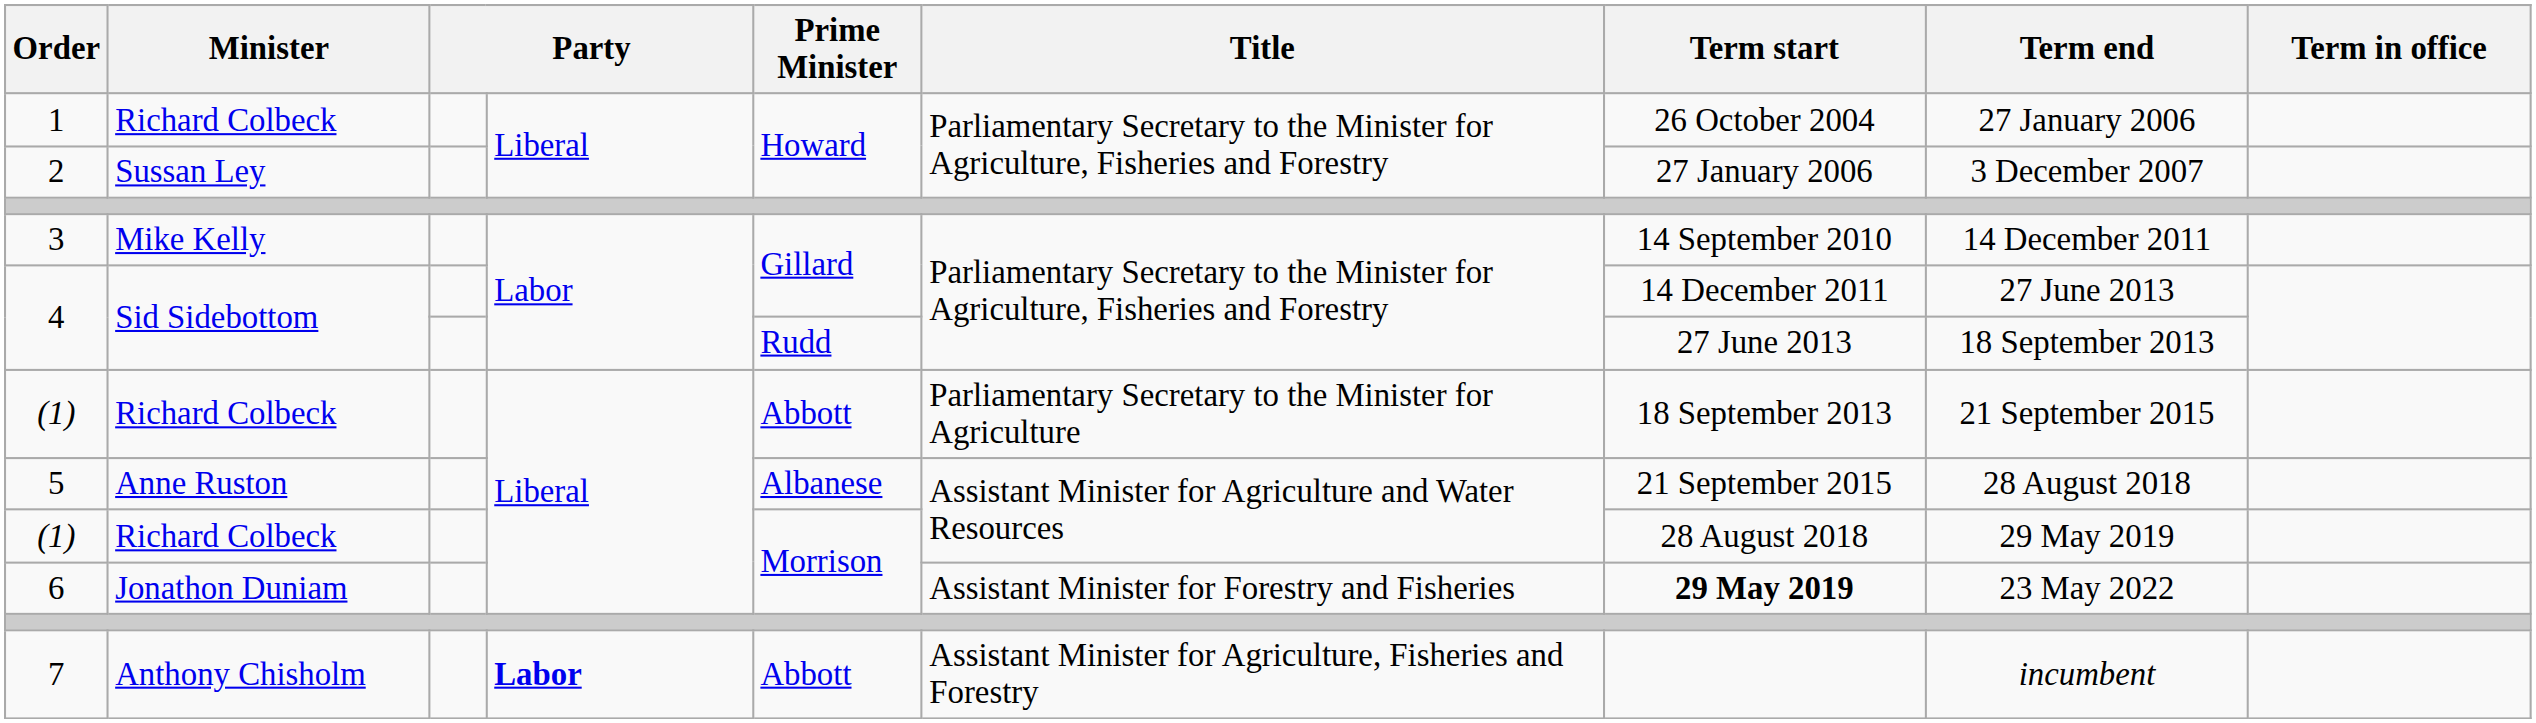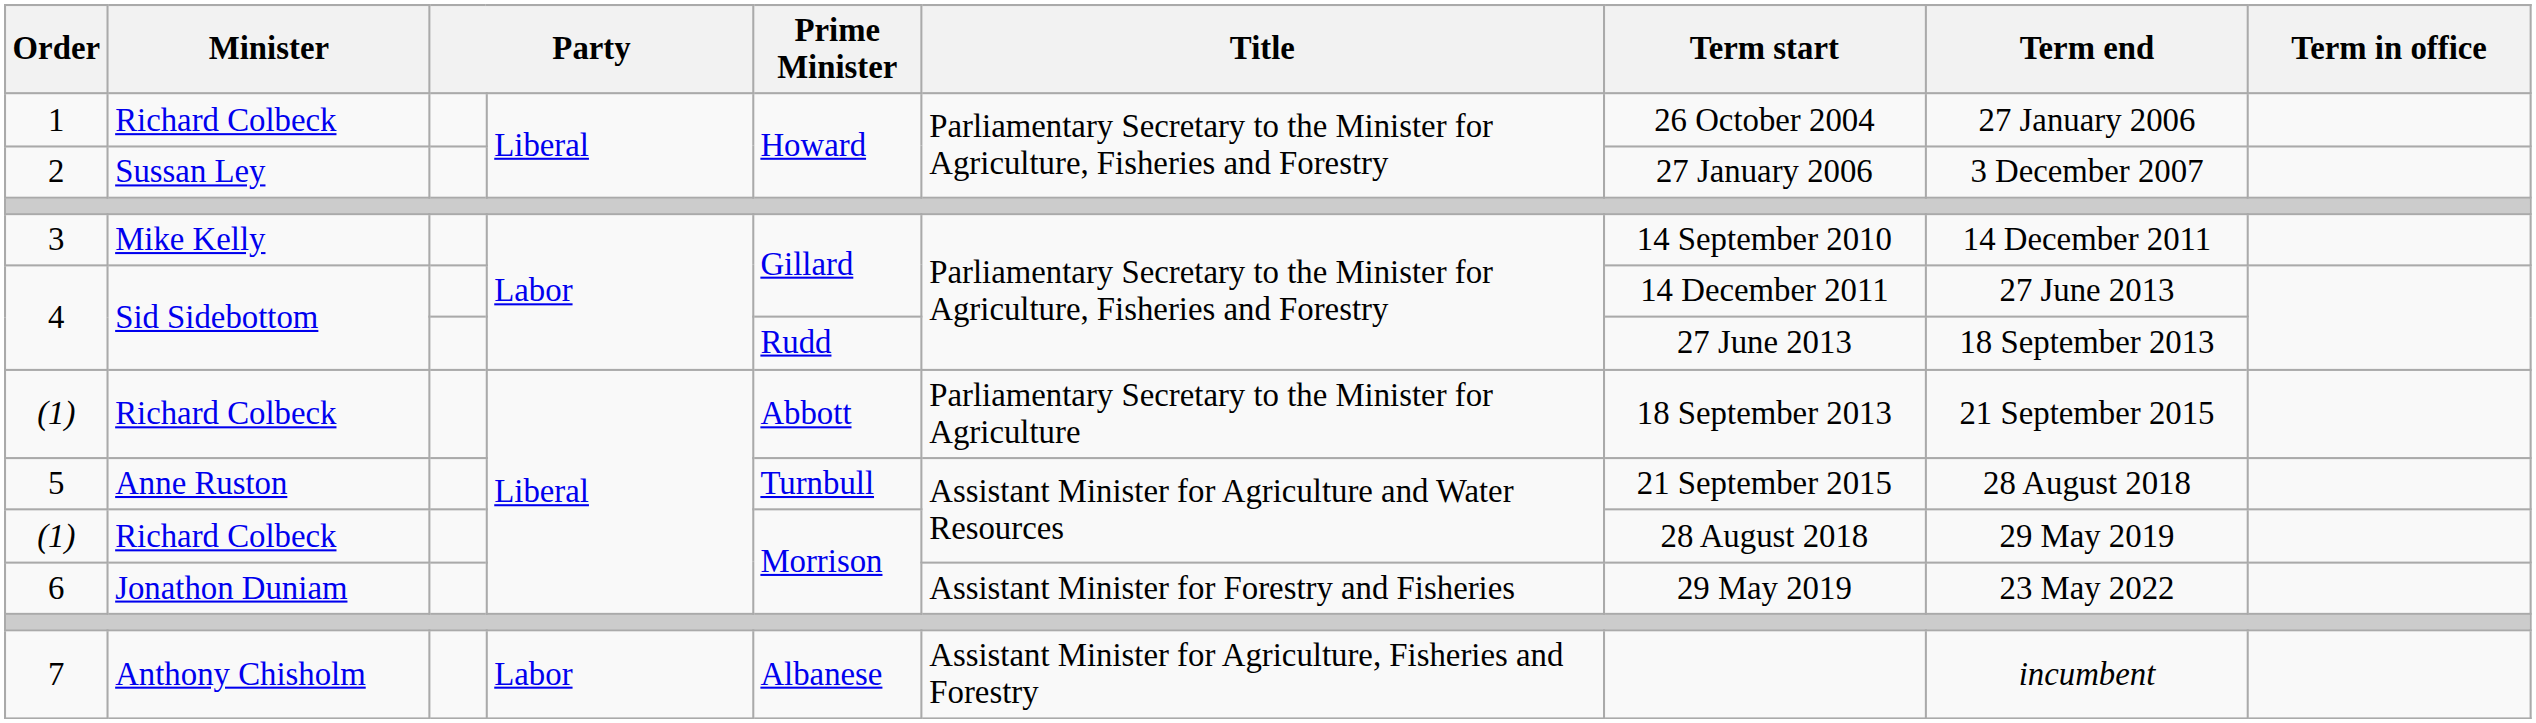(821, 483) Albanese -> (817, 483) Turnbull
(1764, 587) bold -> (1764, 587) normal
(538, 673) bold -> (533, 673) normal
(806, 673) Abbott -> (821, 673) Albanese
